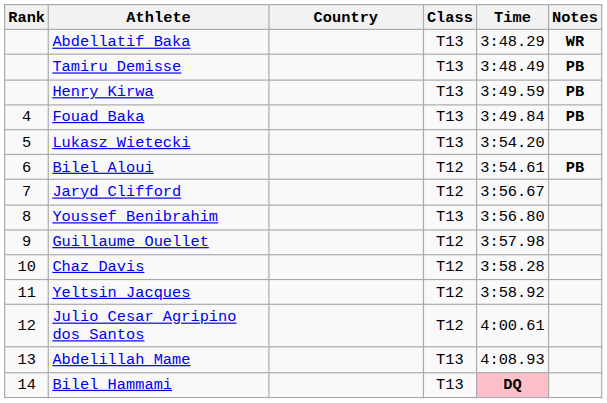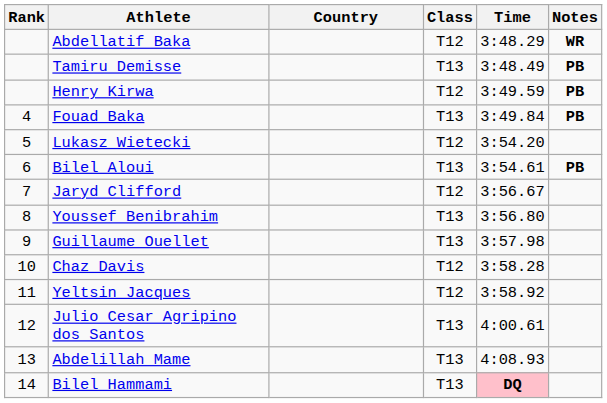(450, 42) T13 -> (450, 42) T12
(450, 92) T13 -> (450, 92) T12
(450, 142) T13 -> (450, 142) T12
(450, 167) T12 -> (450, 167) T13
(450, 242) T12 -> (450, 242) T13
(450, 326) T12 -> (450, 326) T13
